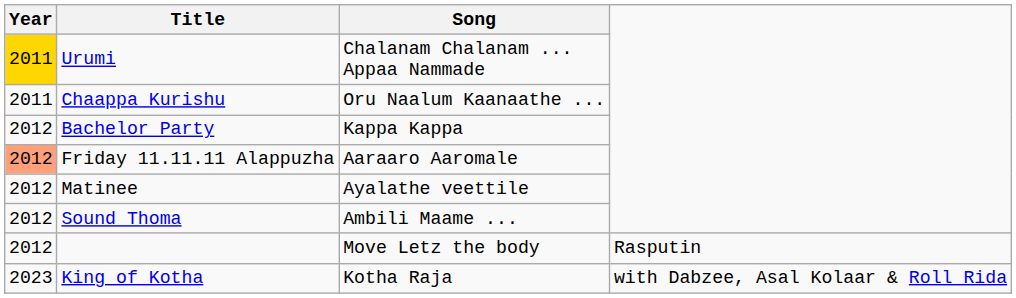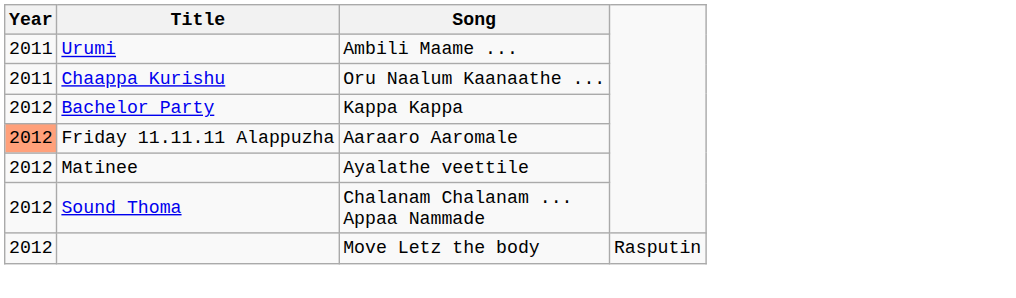(31, 60) gold background -> (31, 49) no background
(458, 60) Chalanam Chalanam ... Appaa Nammade -> (431, 49) Ambili Maame ...
(431, 219) Ambili Maame ... -> (458, 208) Chalanam Chalanam ... Appaa Nammade
- row: (132, 278)
